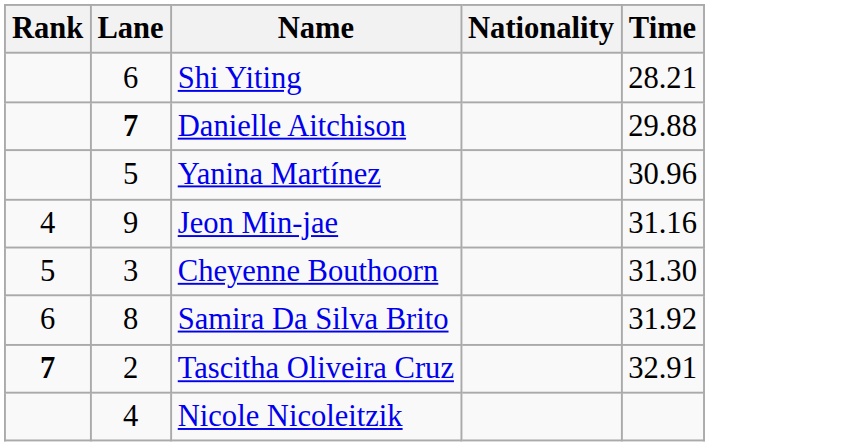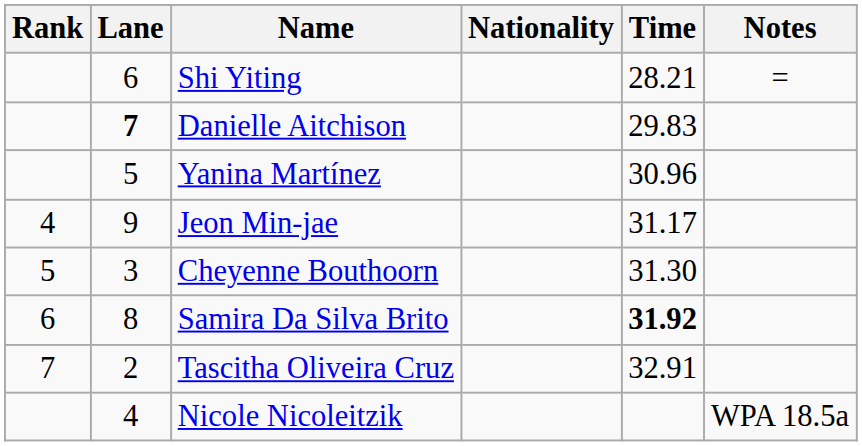+ column: (780, 28)
(663, 125) 29.88 -> (663, 125) 29.83
(663, 222) 31.16 -> (663, 222) 31.17
(663, 319) normal -> (663, 319) bold
(48, 367) bold -> (48, 367) normal
